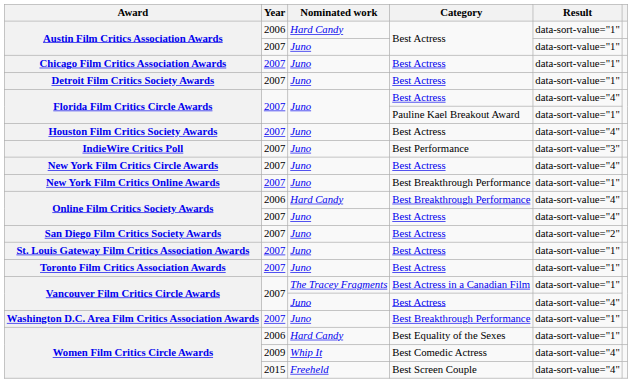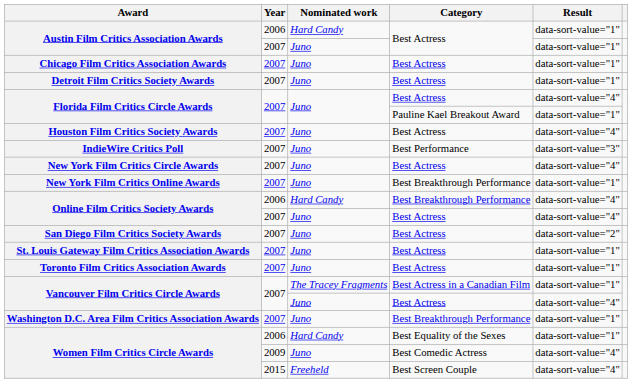(306, 353) Whip It -> (301, 353) Juno
